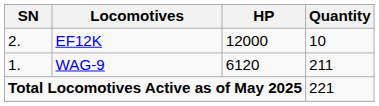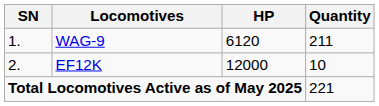rows swapped: (80, 64) <-> (79, 40)
